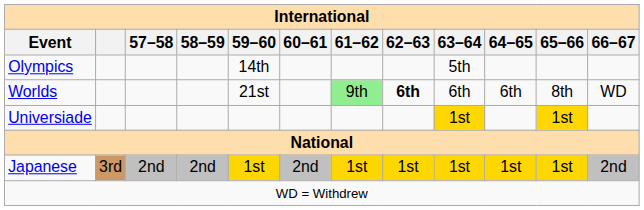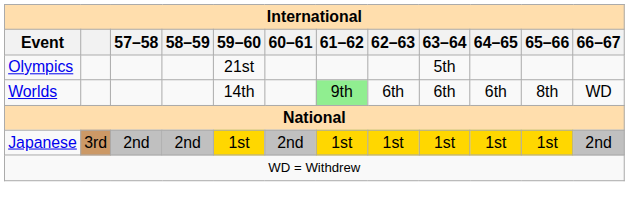(254, 67) 14th -> (239, 67) 21st
(254, 92) 21st -> (239, 92) 14th
(408, 92) bold -> (393, 92) normal
- row: (50, 117)
